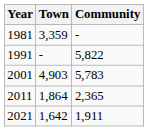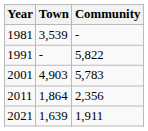(53, 34) 3,359 -> (53, 34) 3,539
(89, 95) 2,365 -> (89, 95) 2,356
(53, 116) 1,642 -> (53, 116) 1,639
